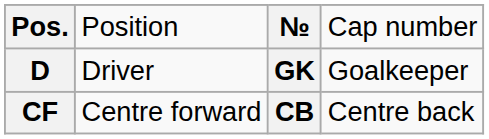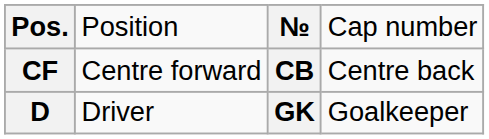rows swapped: (40, 113) <-> (40, 70)
